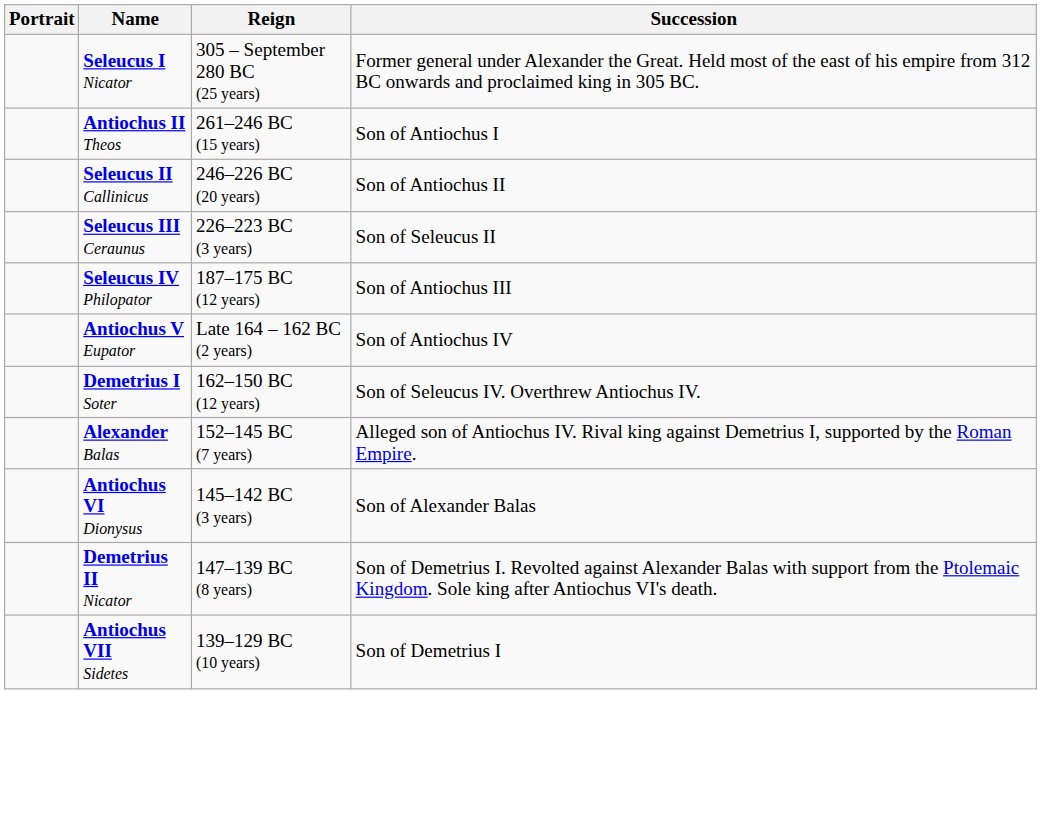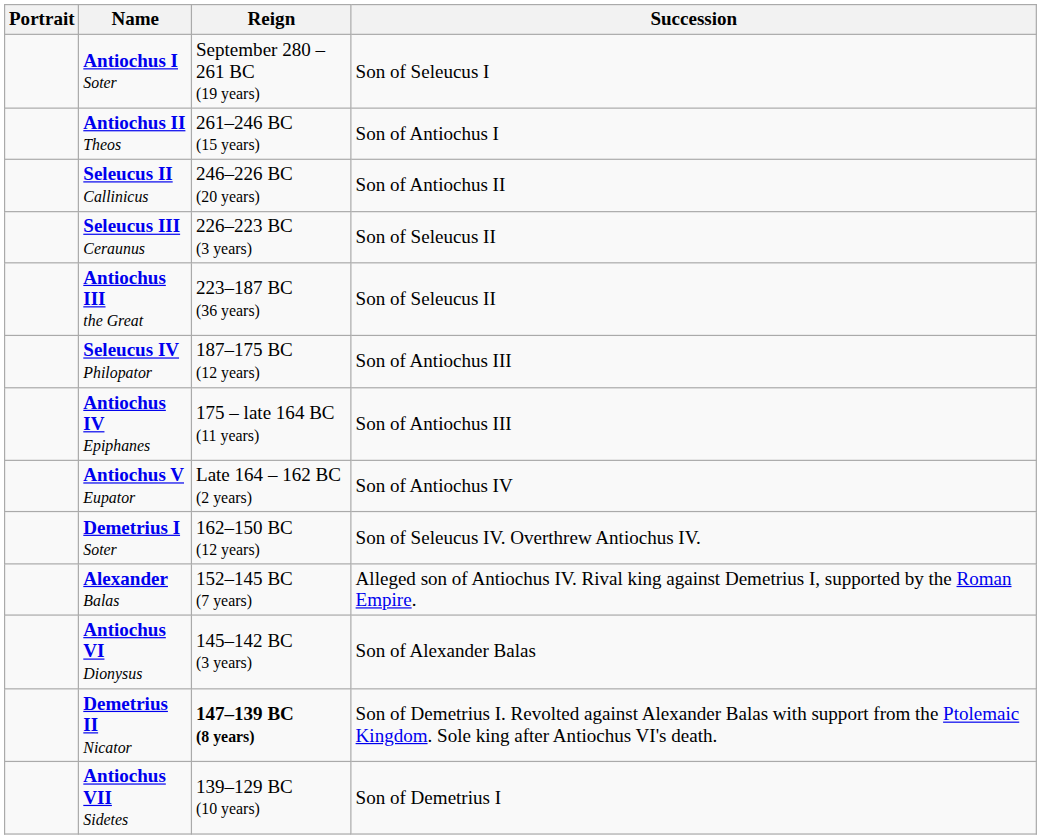- row: (124, 71)
+ row: (131, 71)
+ row: (125, 299)
+ row: (125, 423)
(244, 578) normal -> (245, 724) bold
